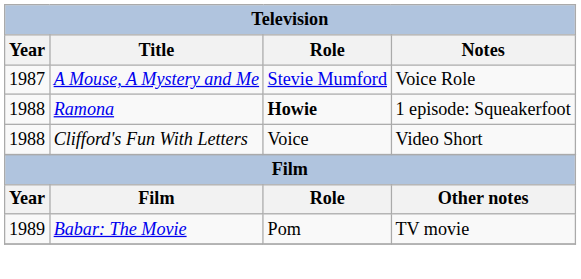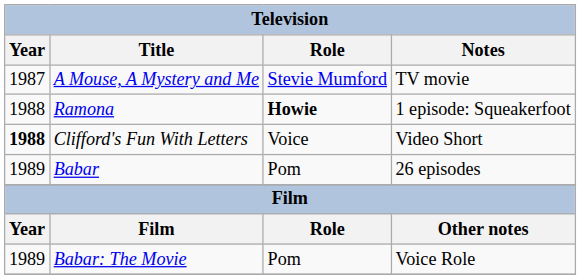(435, 79) Voice Role -> (432, 79) TV movie
(27, 139) normal -> (27, 139) bold
+ row: (76, 169)
(432, 229) TV movie -> (435, 259) Voice Role
